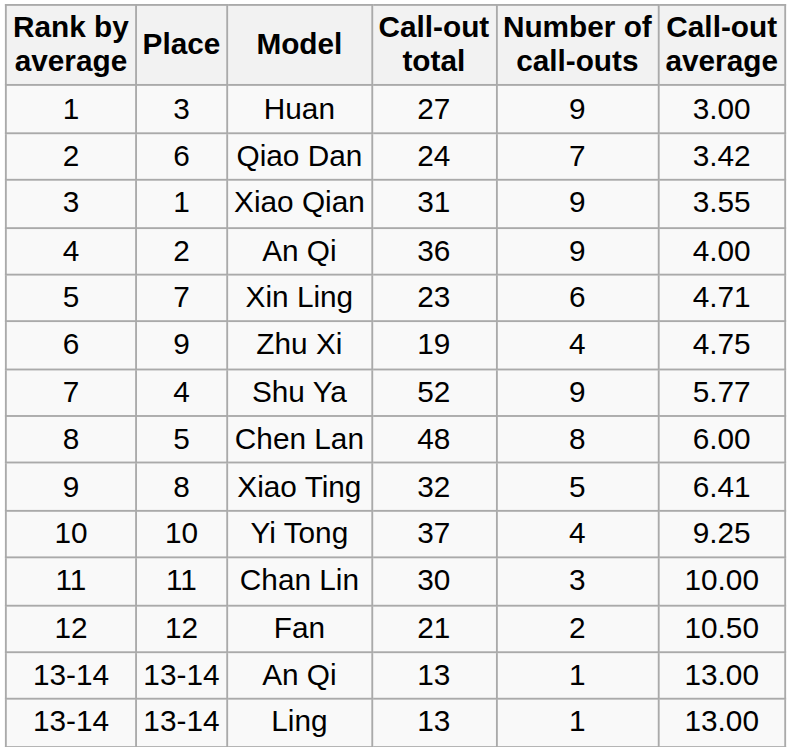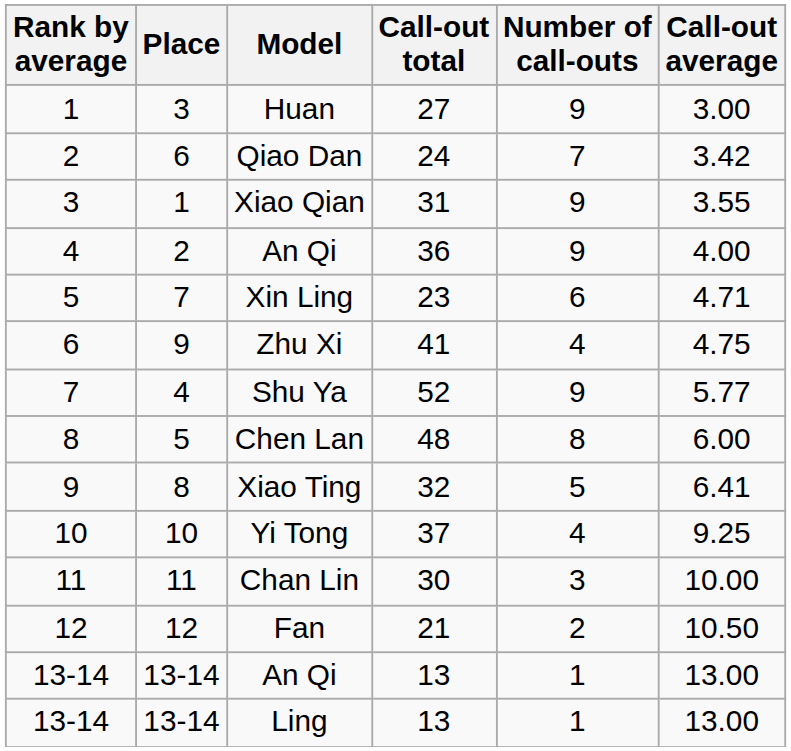(434, 344) 19 -> (434, 344) 41
